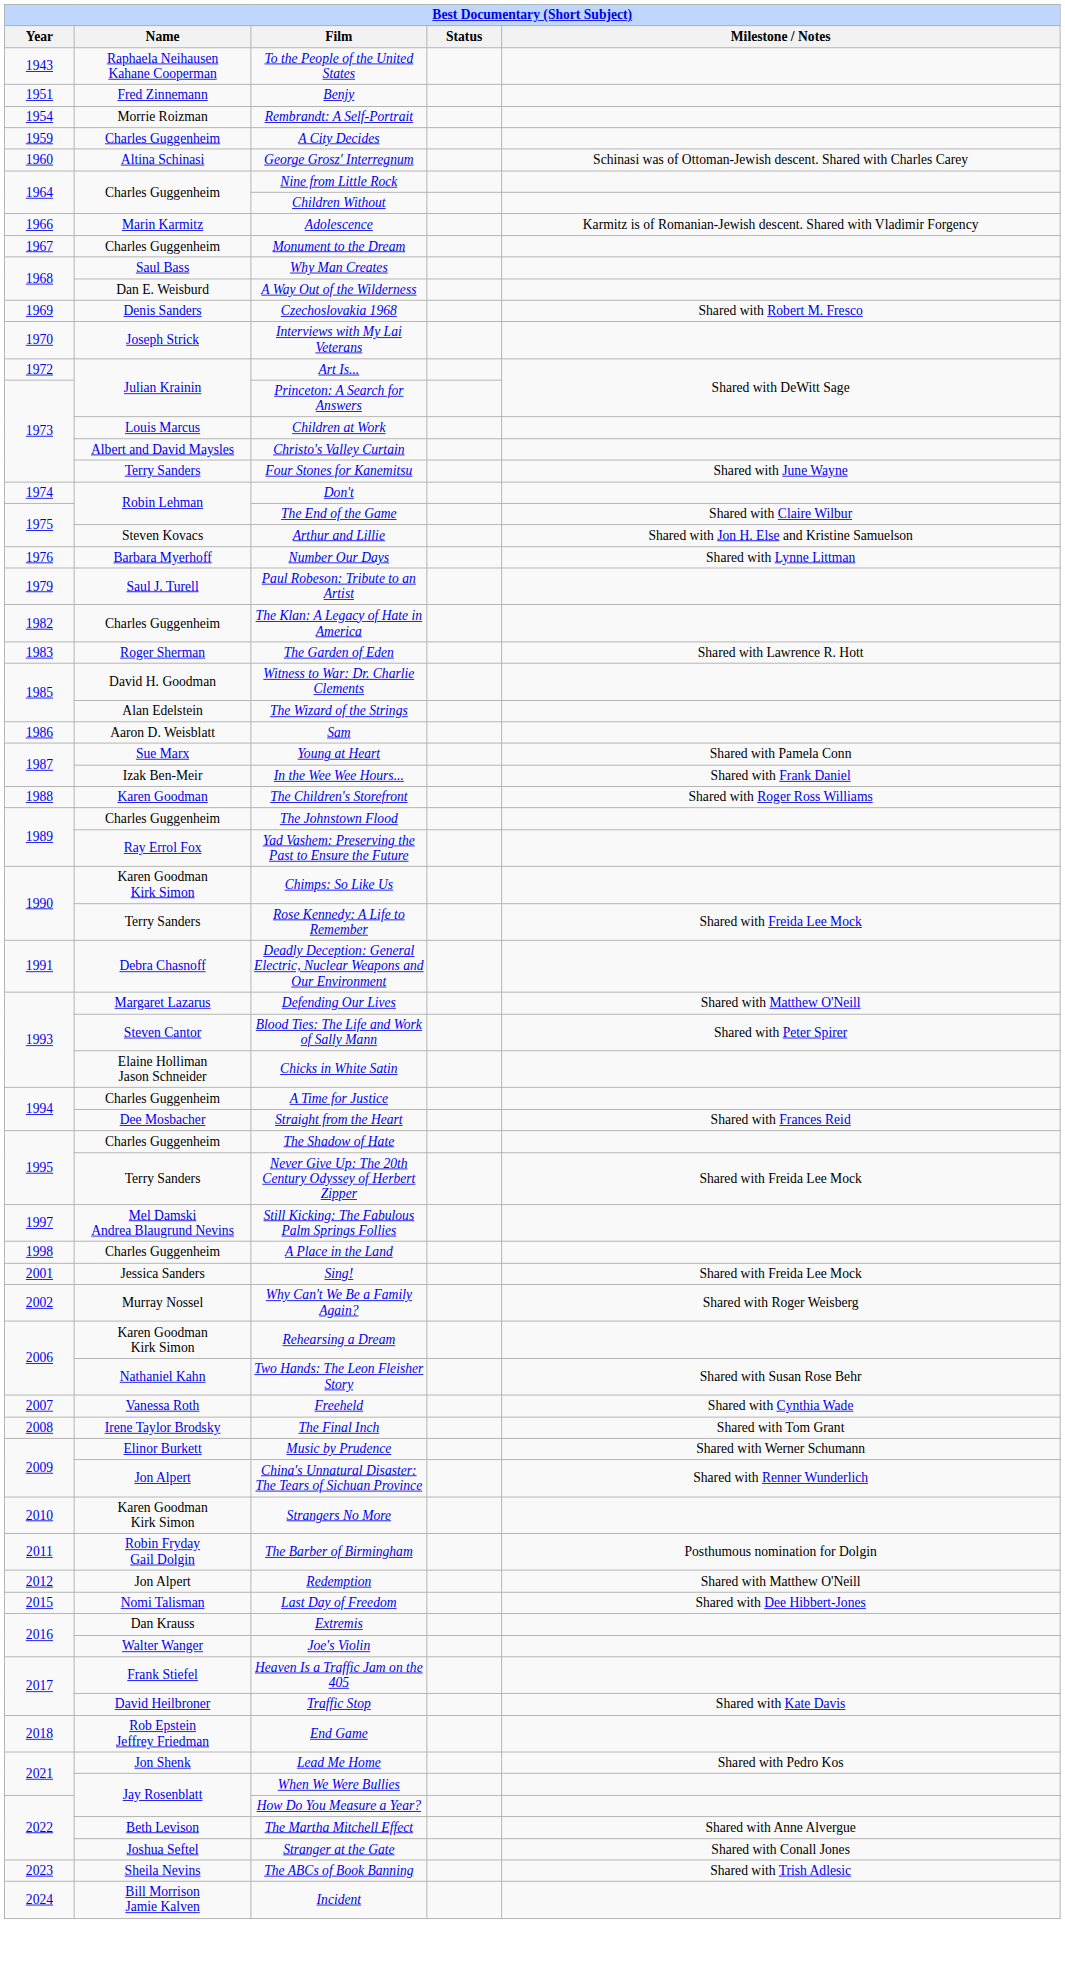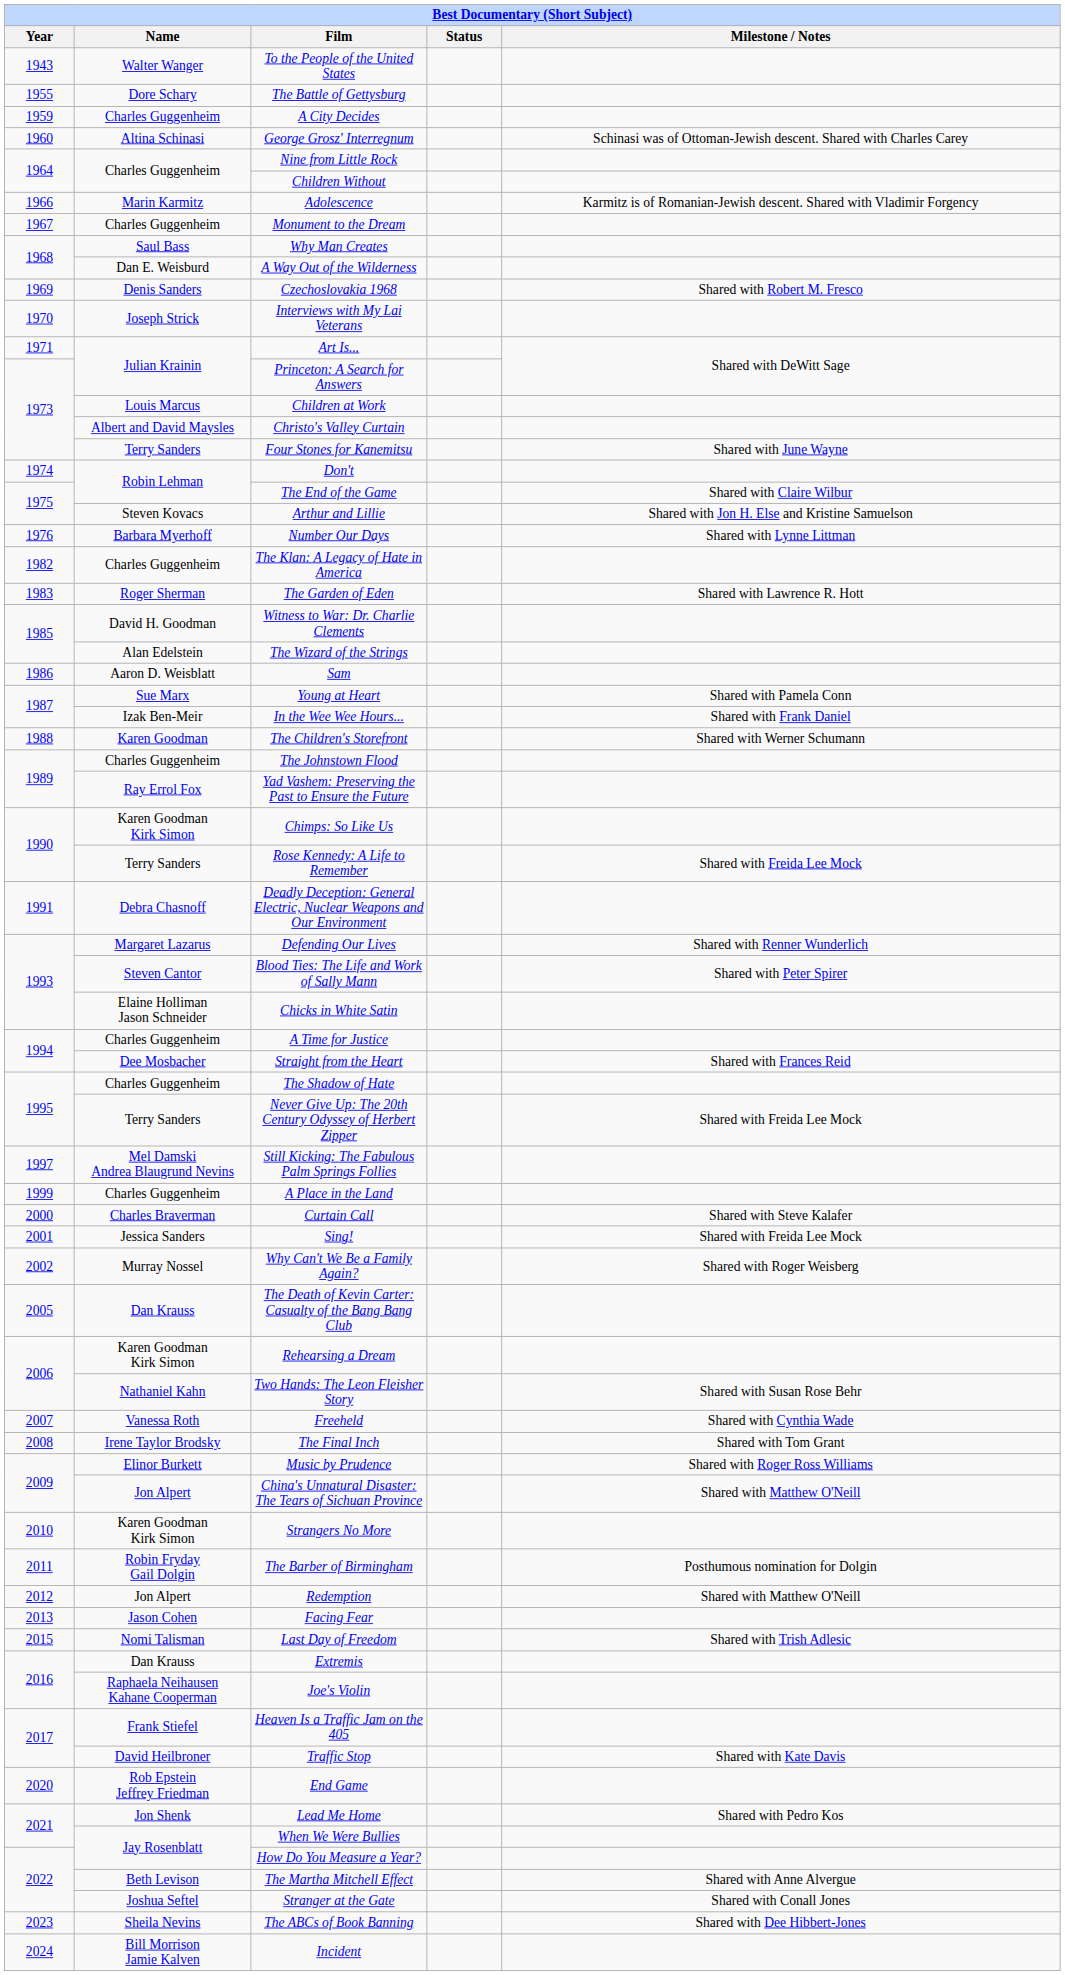(163, 66) Raphaela Neihausen Kahane Cooperman -> (163, 66) Walter Wanger
- row: (339, 95)
- row: (339, 116)
+ row: (339, 95)
(39, 369) 1972 -> (39, 347) 1971
- row: (339, 586)
(781, 797) Shared with Roger Ross Williams -> (781, 738) Shared with Werner Schumann
(781, 1003) Shared with Matthew O'Neill -> (781, 944) Shared with Renner Wunderlich
(39, 1252) 1998 -> (39, 1193) 1999
+ row: (339, 1215)
+ row: (339, 1310)
(781, 1449) Shared with Werner Schumann -> (781, 1464) Shared with Roger Ross Williams
(781, 1478) Shared with Renner Wunderlich -> (781, 1493) Shared with Matthew O'Neill
+ row: (339, 1618)
(781, 1602) Shared with Dee Hibbert-Jones -> (781, 1639) Shared with Trish Adlesic
(163, 1646) Walter Wanger -> (163, 1690) Raphaela Neihausen Kahane Cooperman
(39, 1733) 2018 -> (39, 1785) 2020
(781, 1870) Shared with Trish Adlesic -> (781, 1922) Shared with Dee Hibbert-Jones
